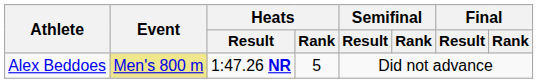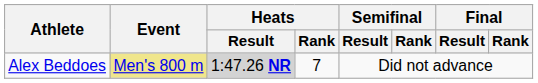(251, 66) no background -> (251, 66) lightgrey background
(317, 66) 5 -> (317, 66) 7
